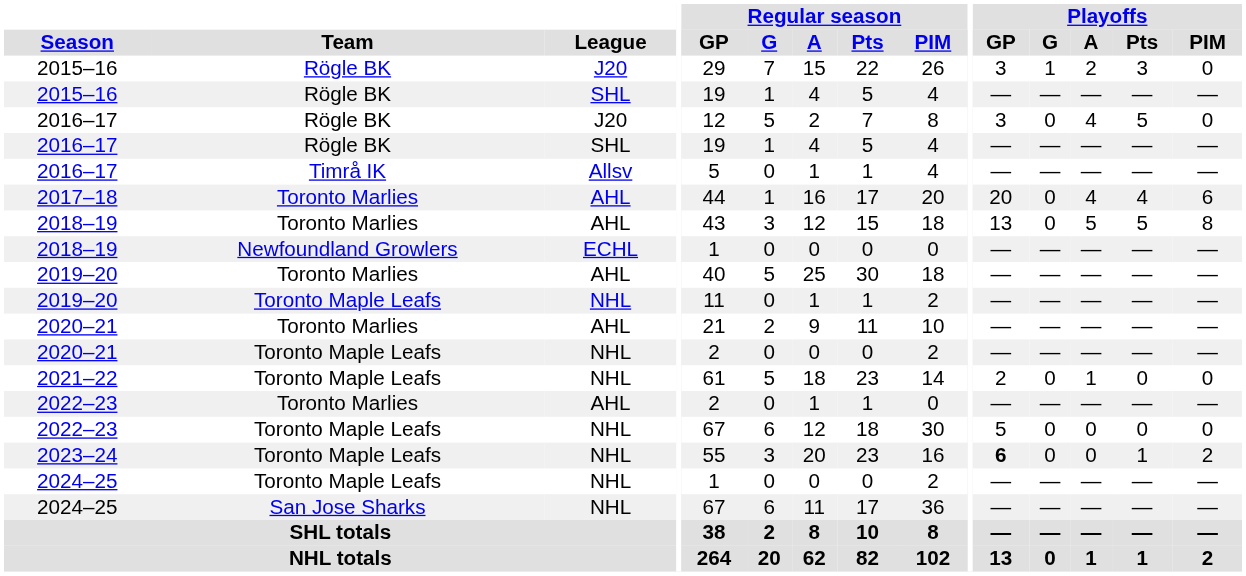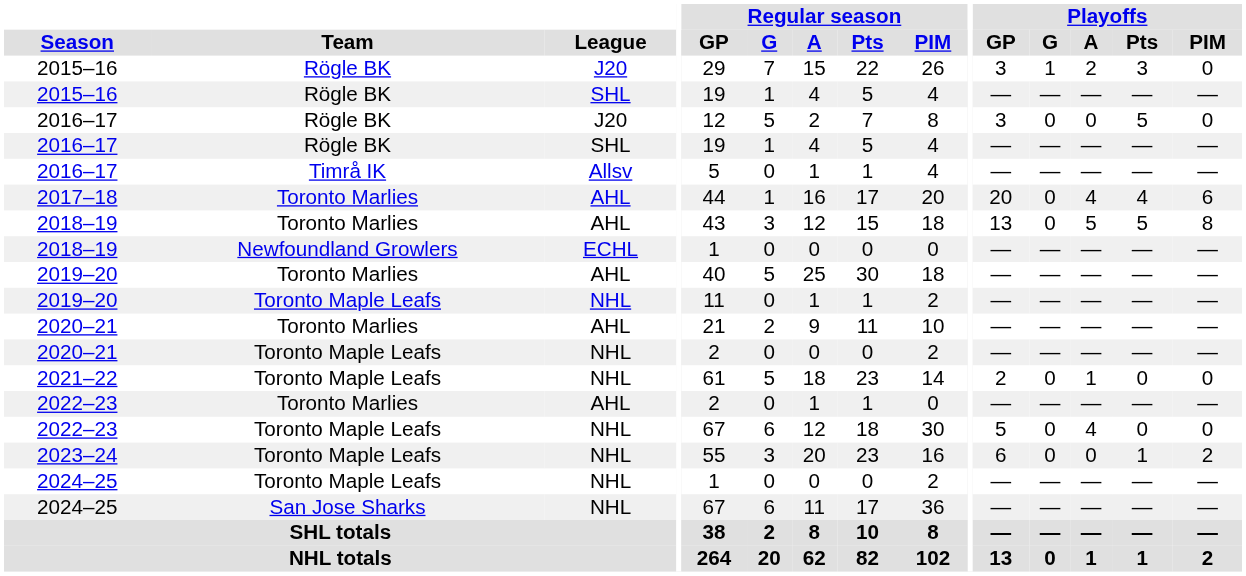(1091, 119) 4 -> (1091, 119) 0
(1091, 429) 0 -> (1091, 429) 4
(1001, 455) bold -> (1001, 455) normal
